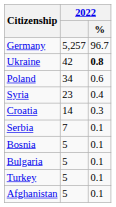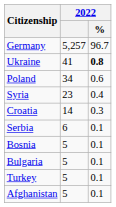(68, 62) 42 -> (68, 62) 41
(65, 128) 7 -> (65, 128) 6
